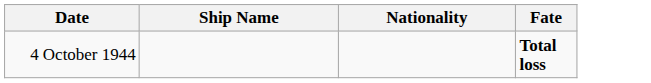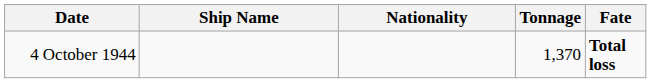+ column: (550, 17)
